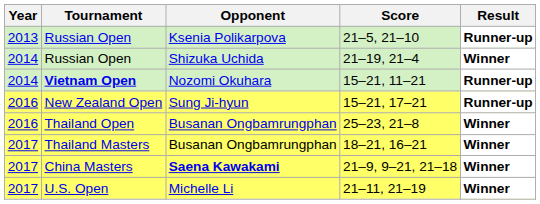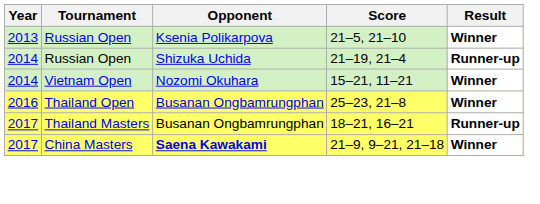(498, 37) Runner-up -> (474, 37) Winner
(487, 59) Winner -> (485, 59) Runner-up
(90, 81) bold -> (88, 81) normal
(498, 81) Runner-up -> (474, 81) Winner
- row: (385, 102)
(487, 145) Winner -> (485, 124) Runner-up
- row: (384, 189)
